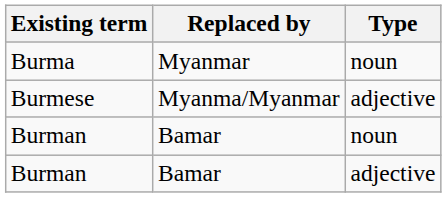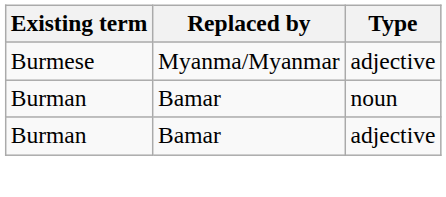- row: (43, 60)
